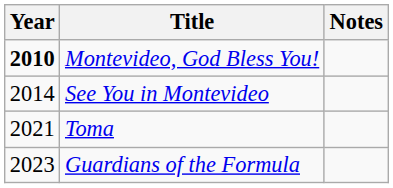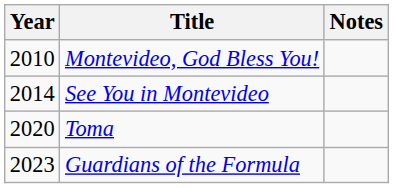(32, 57) bold -> (32, 57) normal
(32, 128) 2021 -> (32, 128) 2020
